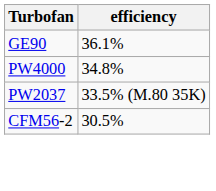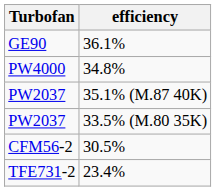+ row: (145, 95)
+ row: (104, 172)
